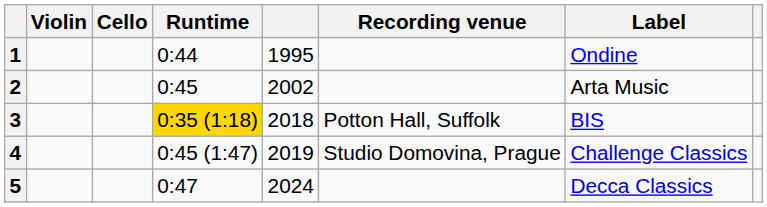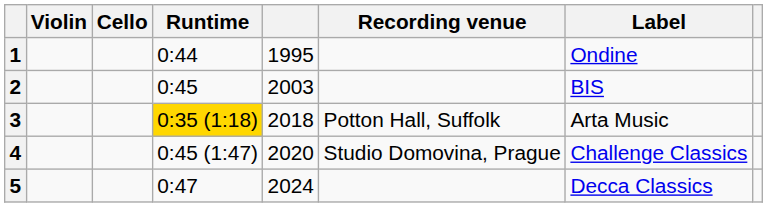(291, 87) 2002 -> (291, 87) 2003
(620, 87) Arta Music -> (587, 87) BIS
(587, 120) BIS -> (620, 120) Arta Music
(291, 153) 2019 -> (291, 153) 2020
